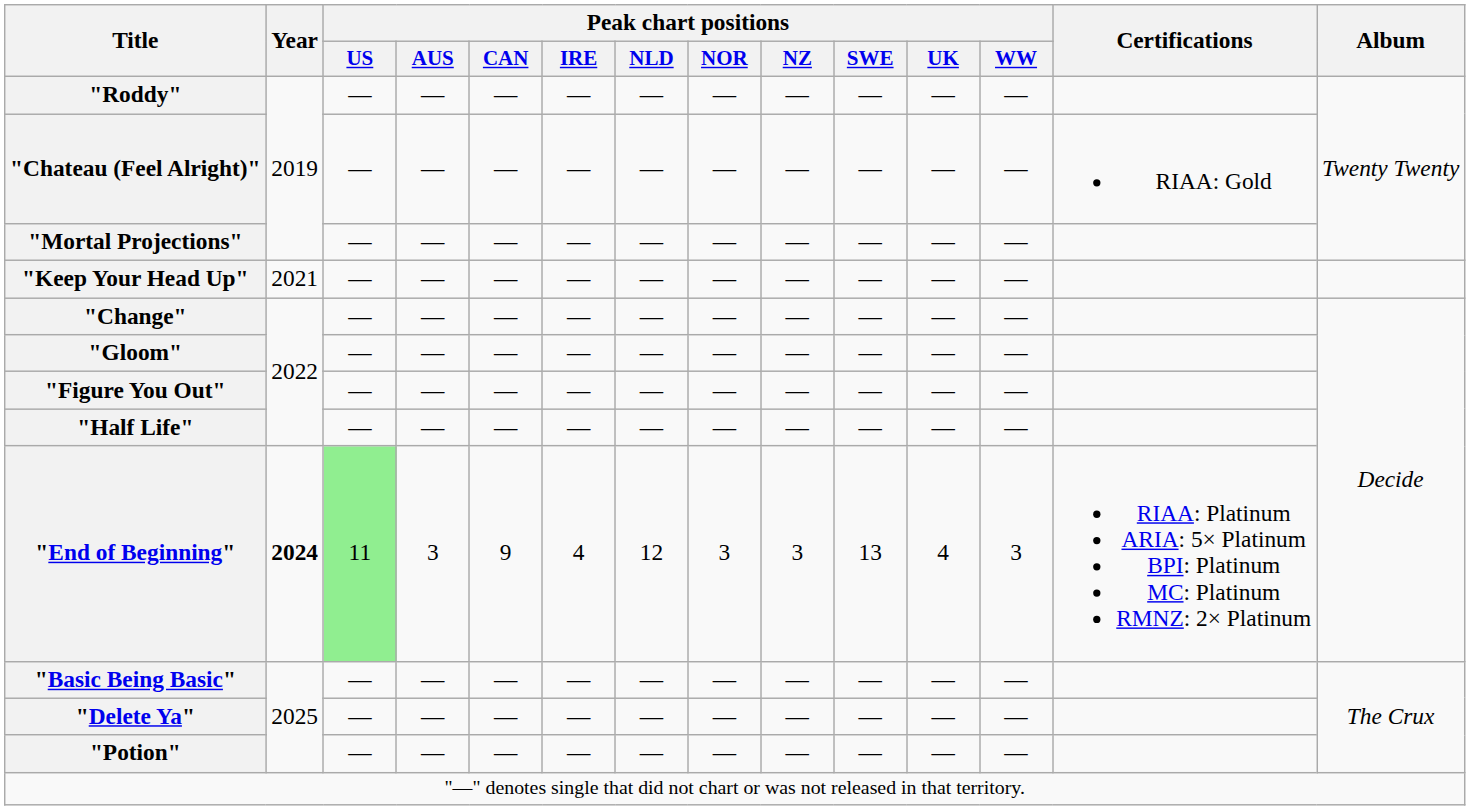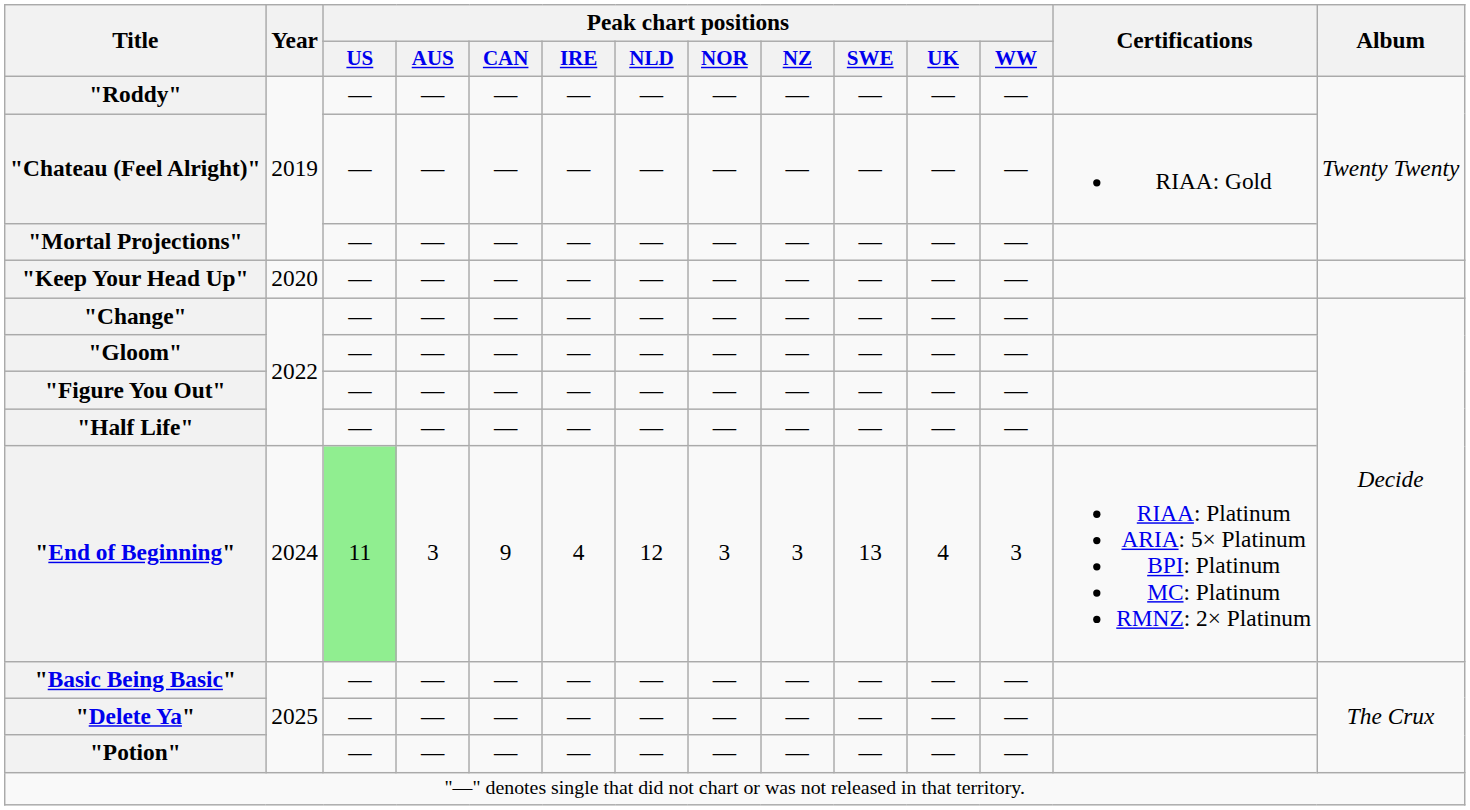(295, 278) 2021 -> (295, 278) 2020
(295, 553) bold -> (295, 553) normal
